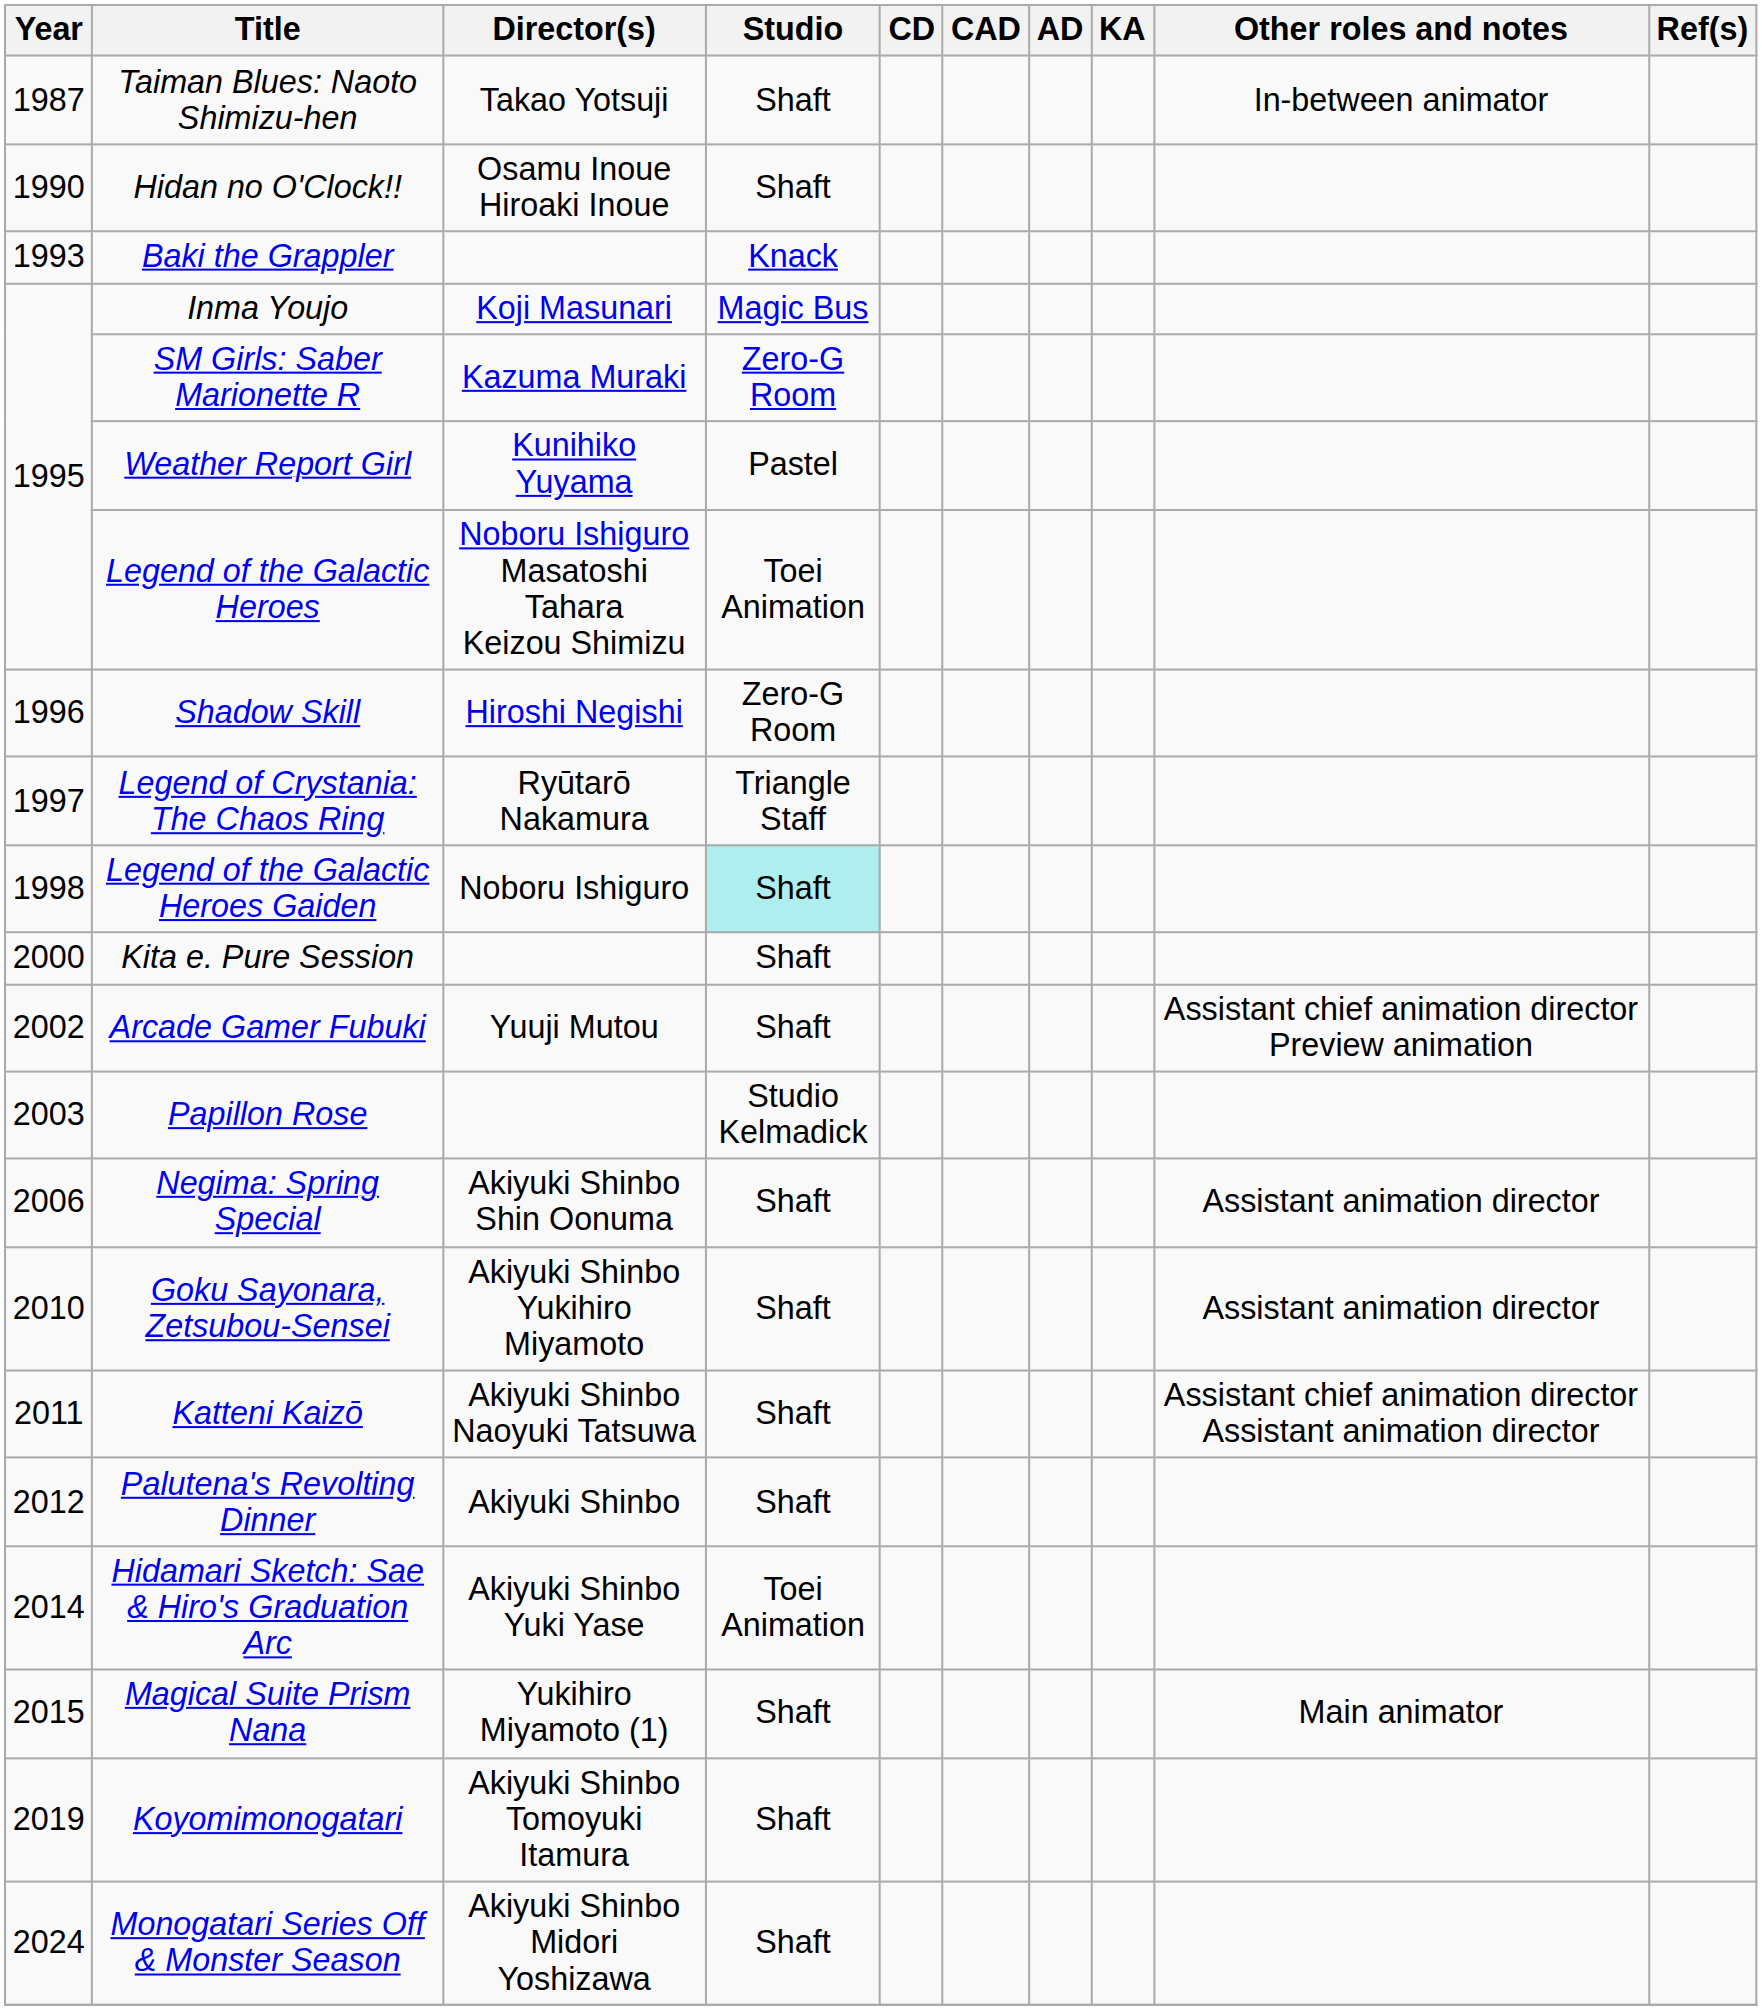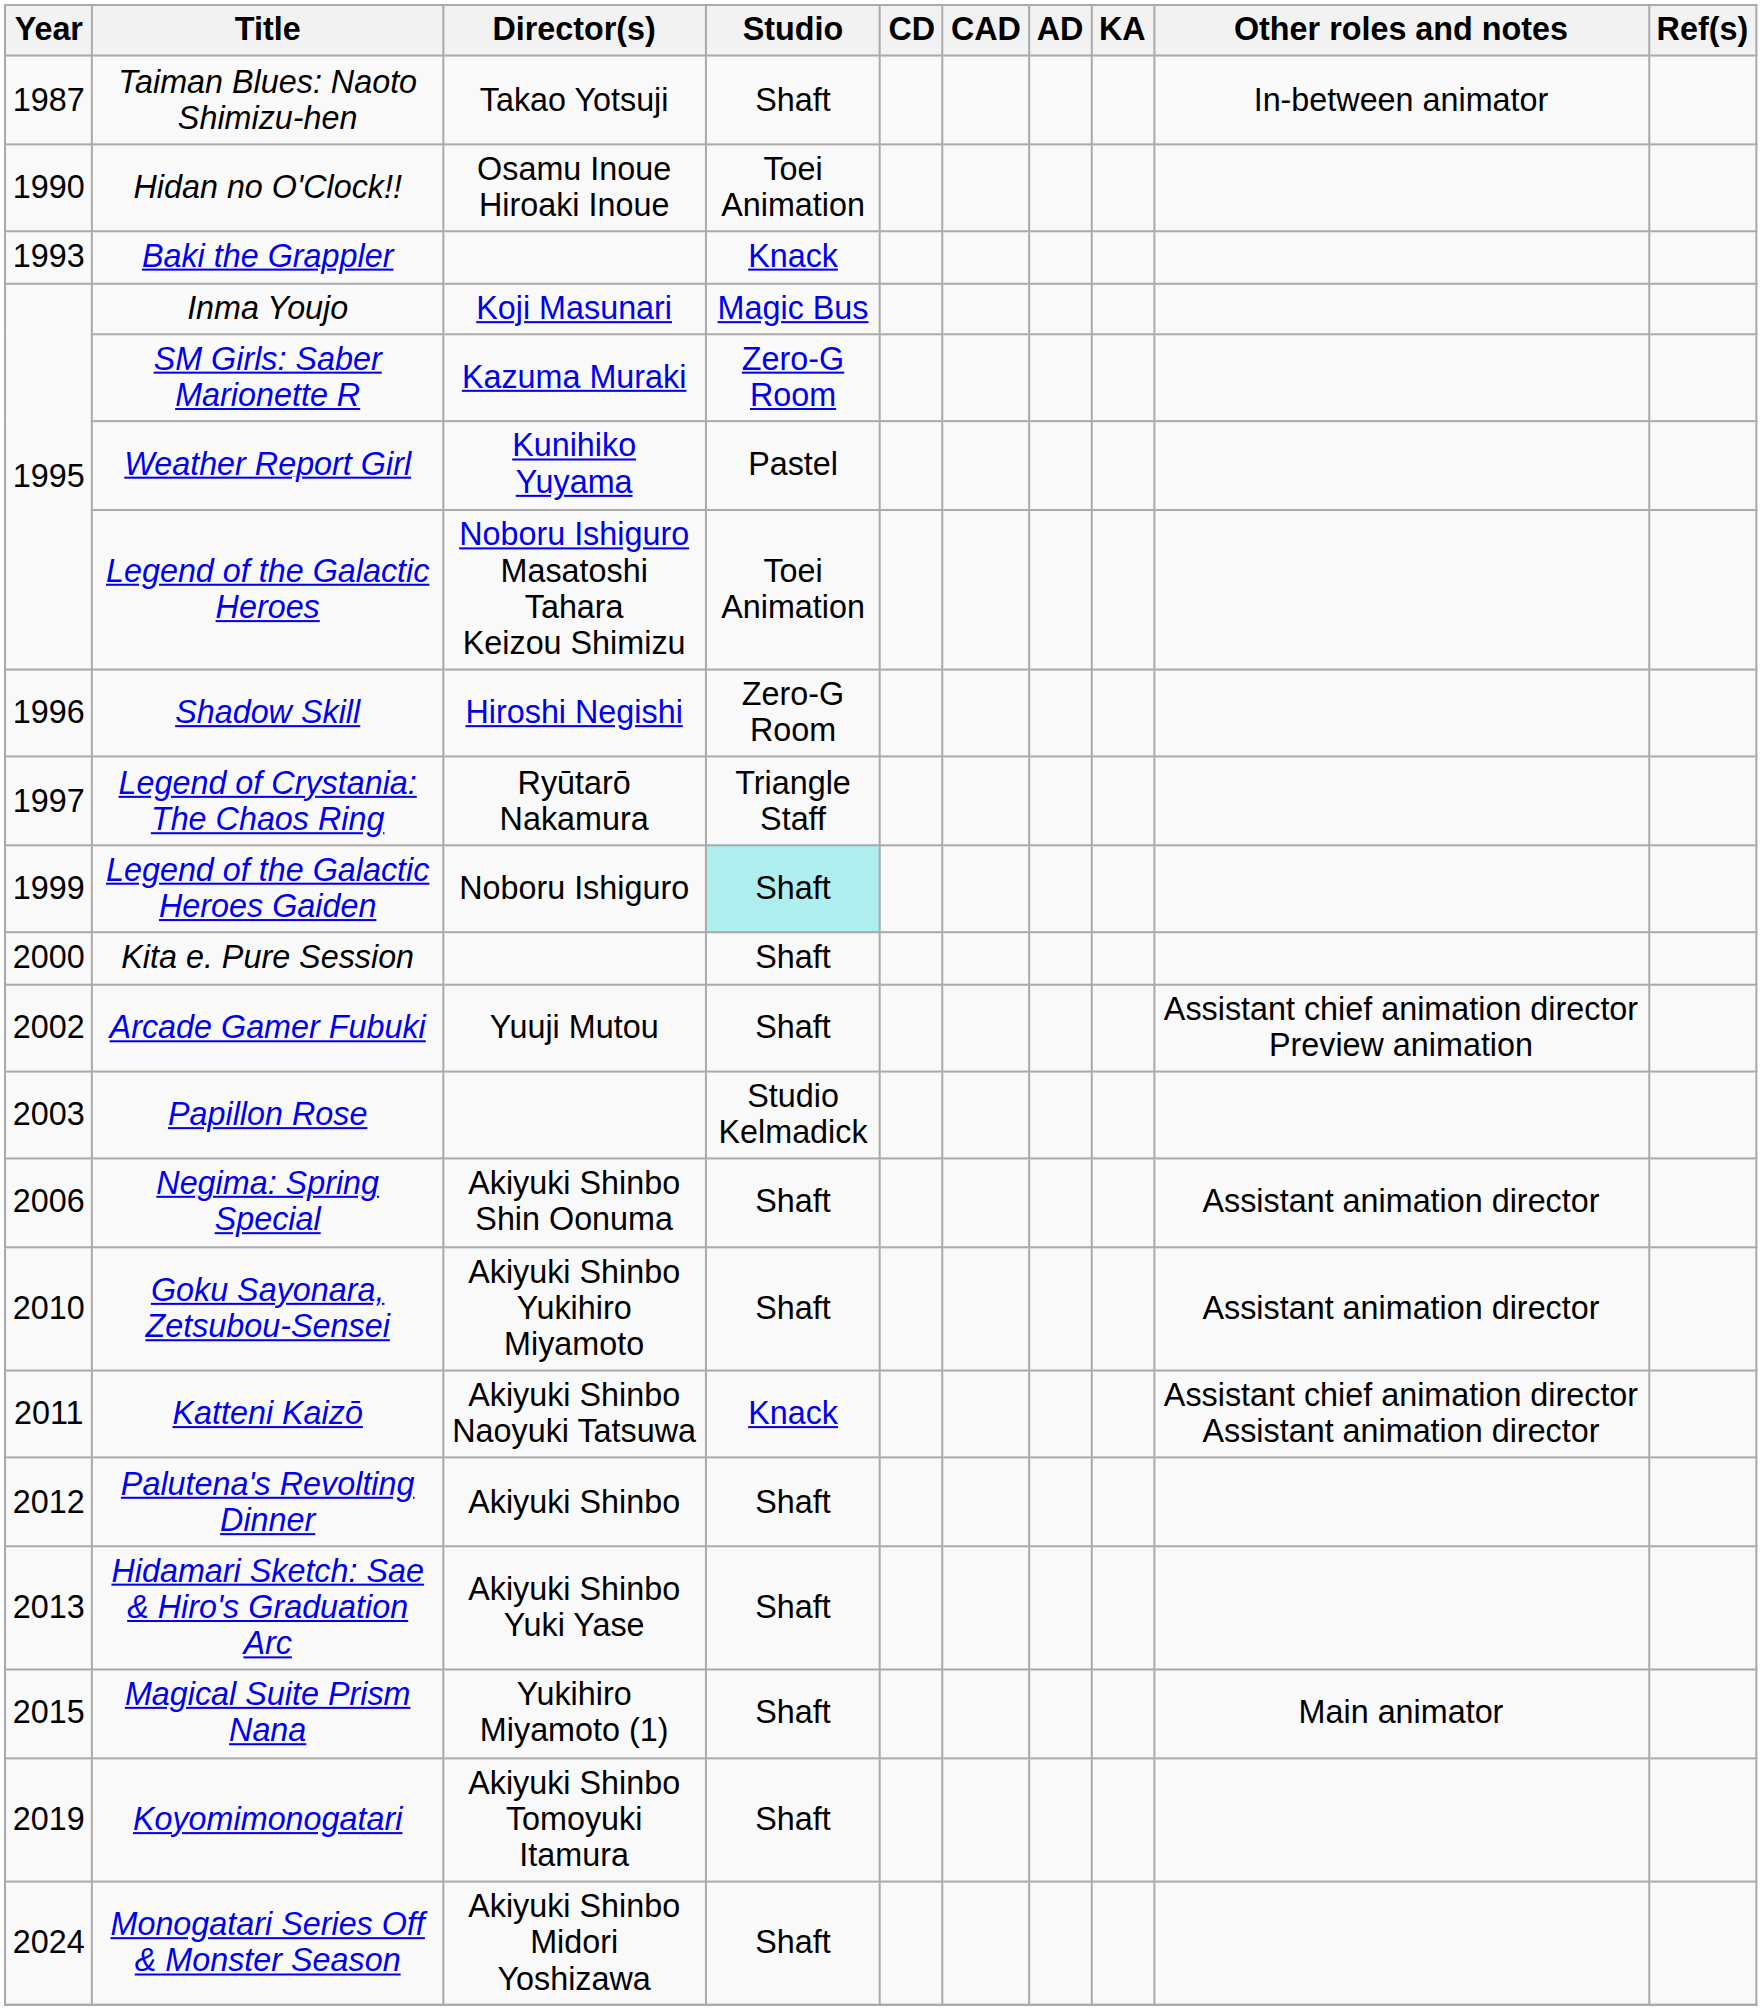(793, 187) Shaft -> (793, 187) Toei Animation
(49, 888) 1998 -> (49, 888) 1999
(793, 1413) Shaft -> (793, 1413) Knack
(49, 1607) 2014 -> (49, 1607) 2013
(793, 1607) Toei Animation -> (793, 1607) Shaft
